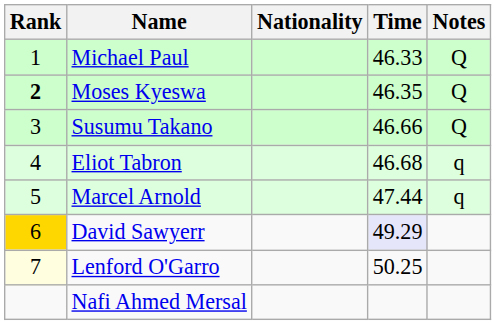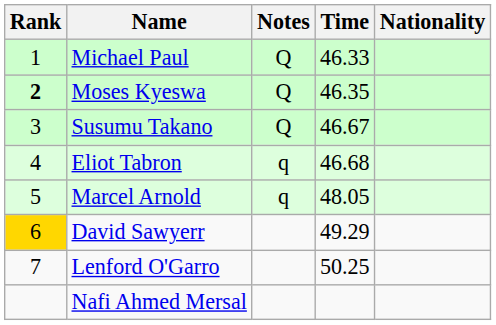columns swapped: (310, 22) <-> (459, 22)
(398, 127) 46.66 -> (345, 127) 46.67
(398, 197) 47.44 -> (345, 197) 48.05
(398, 232) lavender background -> (345, 232) no background
(36, 267) lightyellow background -> (36, 267) no background
